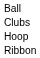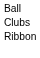- row: (16, 37)
